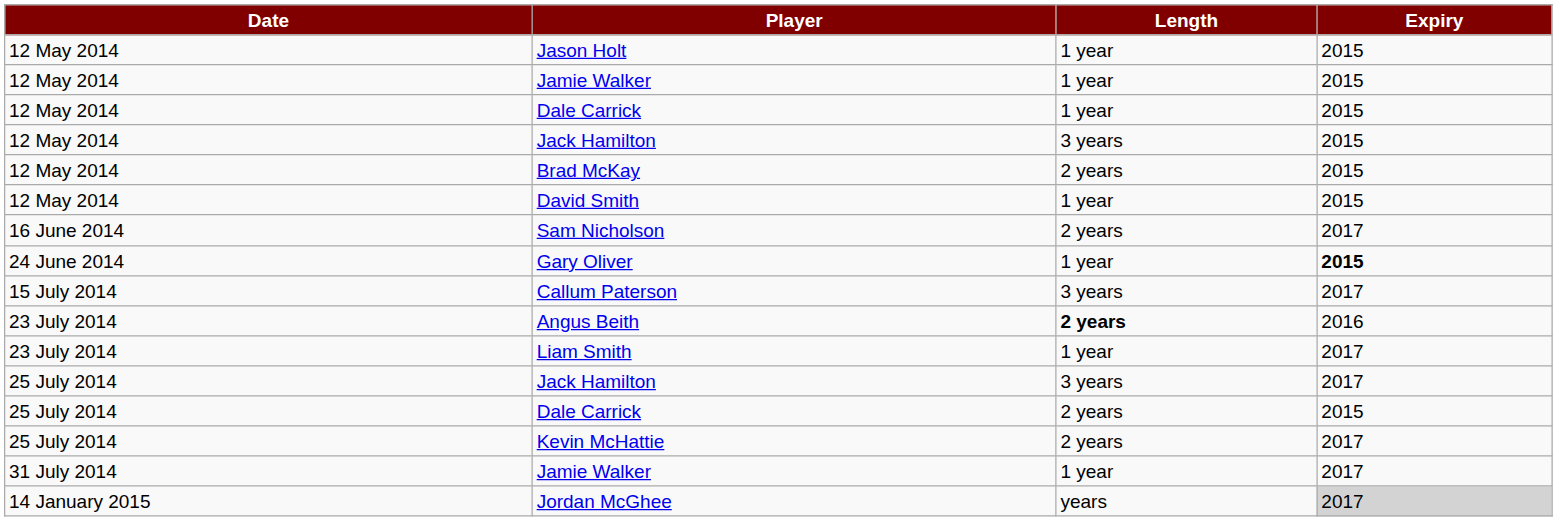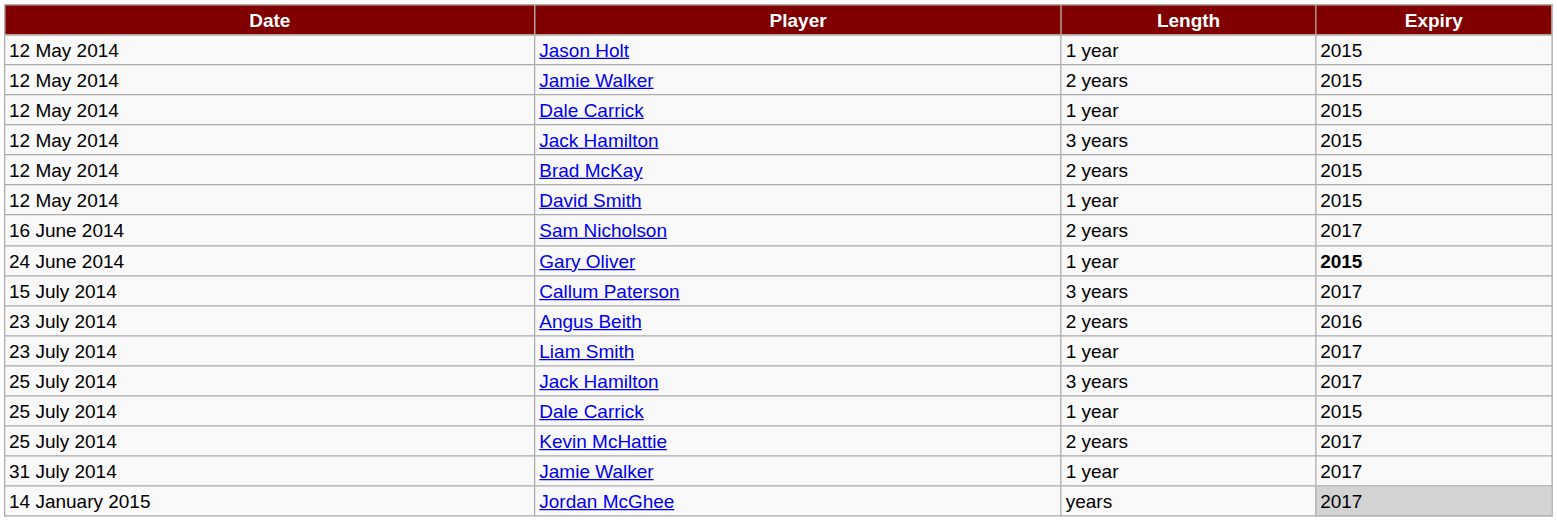(1087, 80) 1 year -> (1097, 80) 2 years
(1093, 321) bold -> (1097, 321) normal
(1092, 411) 2 years -> (1092, 411) 1 year
